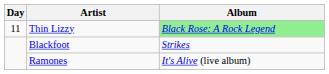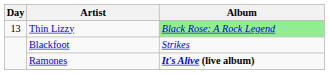(16, 28) 11 -> (15, 28) 13
(206, 61) normal -> (208, 61) bold
